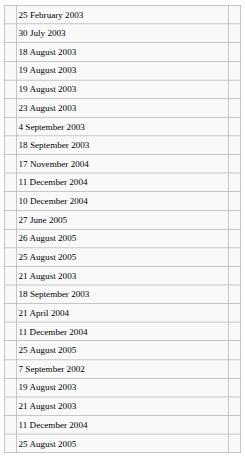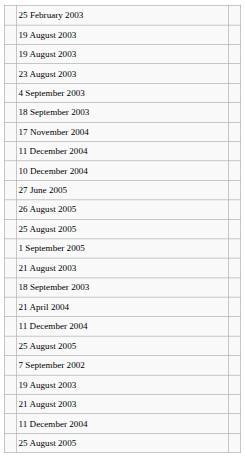- row: (10, 33)
- row: (10, 52)
+ row: (10, 249)
